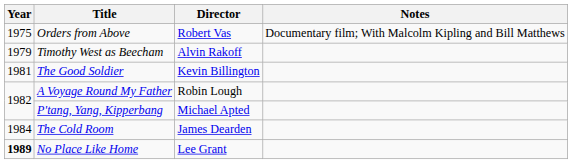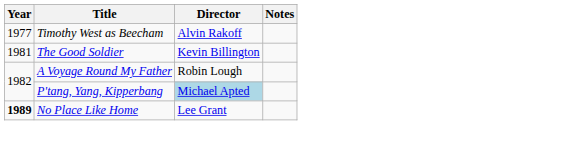- row: (83, 33)
(19, 52) 1979 -> (19, 33) 1977
(214, 110) no background -> (214, 91) lightblue background
- row: (75, 129)
